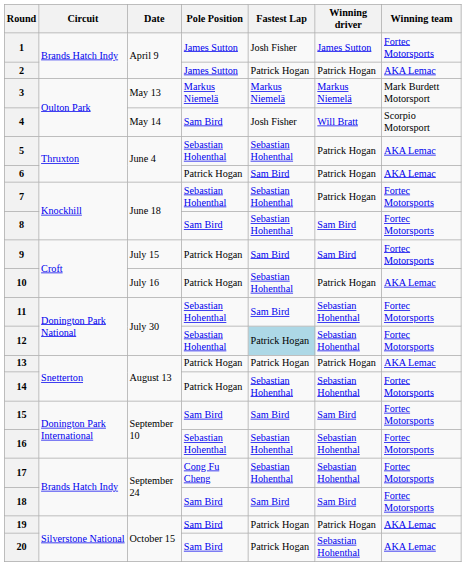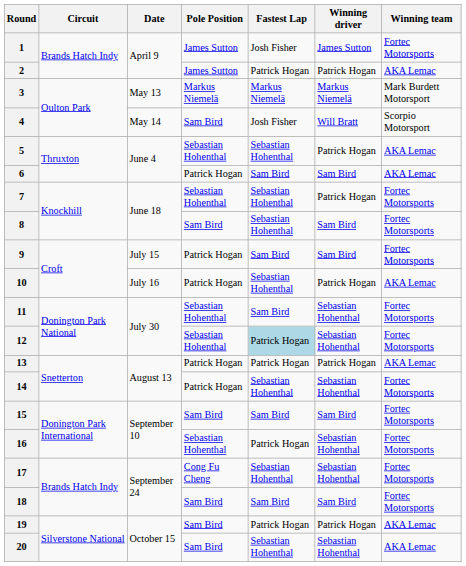(347, 173) Patrick Hogan -> (337, 173) Sam Bird
(272, 443) Sebastian Hohenthal -> (280, 443) Patrick Hogan
(280, 547) Patrick Hogan -> (272, 547) Sebastian Hohenthal
